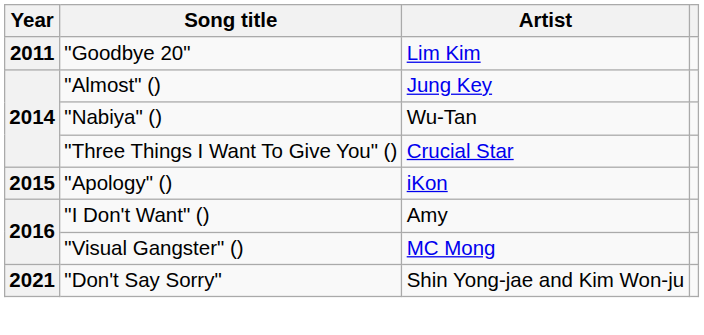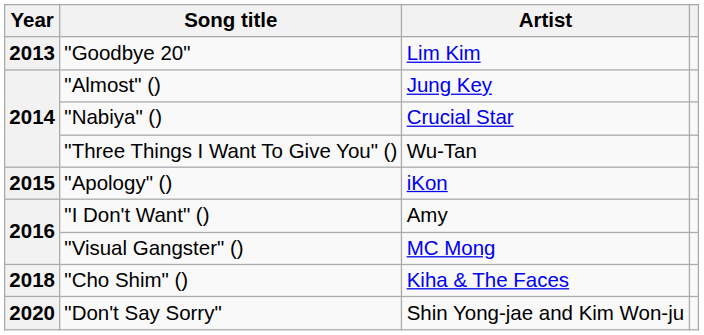(32, 53) 2011 -> (32, 53) 2013
(442, 118) Wu-Tan -> (460, 118) Crucial Star
(460, 150) Crucial Star -> (442, 150) Wu-Tan
+ row: (126, 280)
(32, 280) 2021 -> (32, 313) 2020
